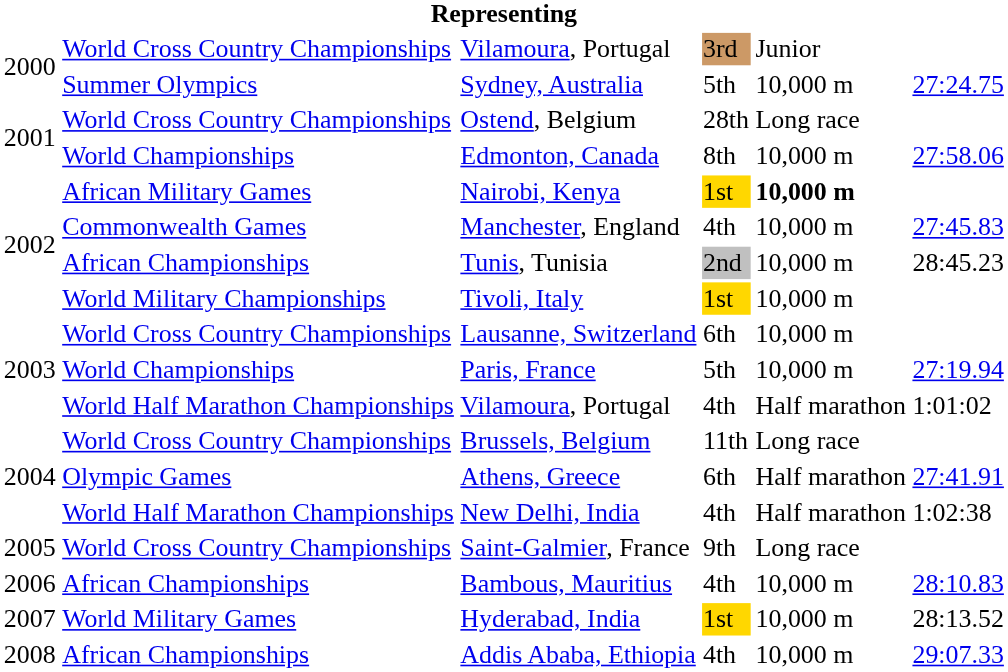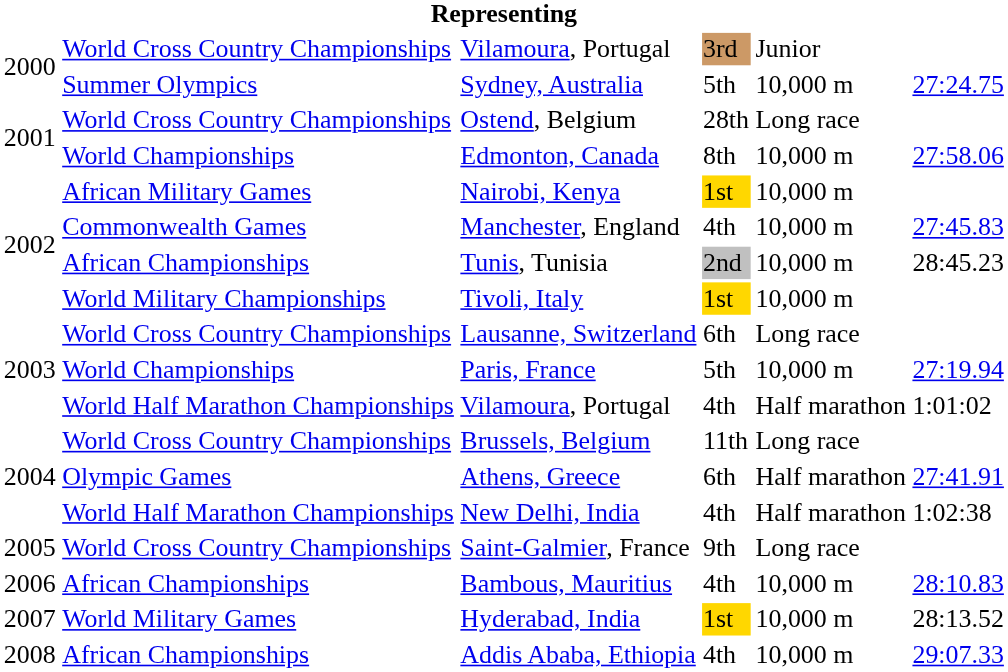(805, 191) bold -> (804, 191) normal
(804, 333) 10,000 m -> (808, 333) Long race
